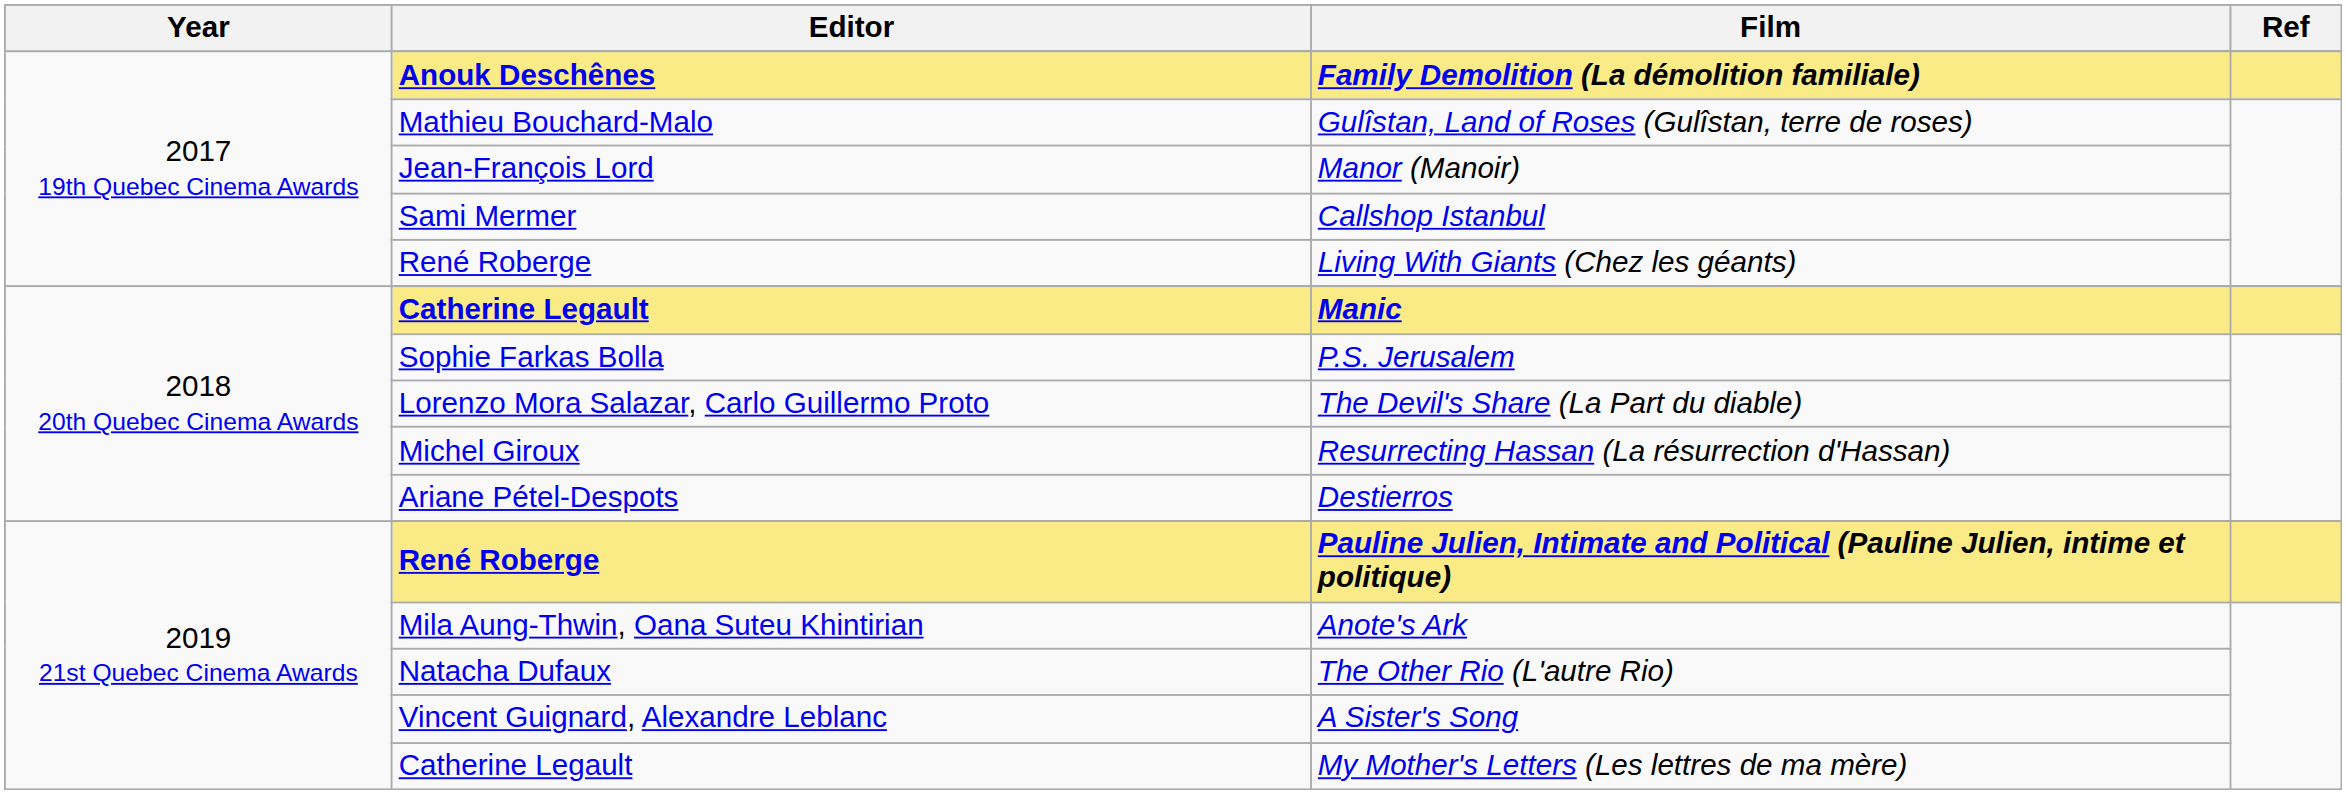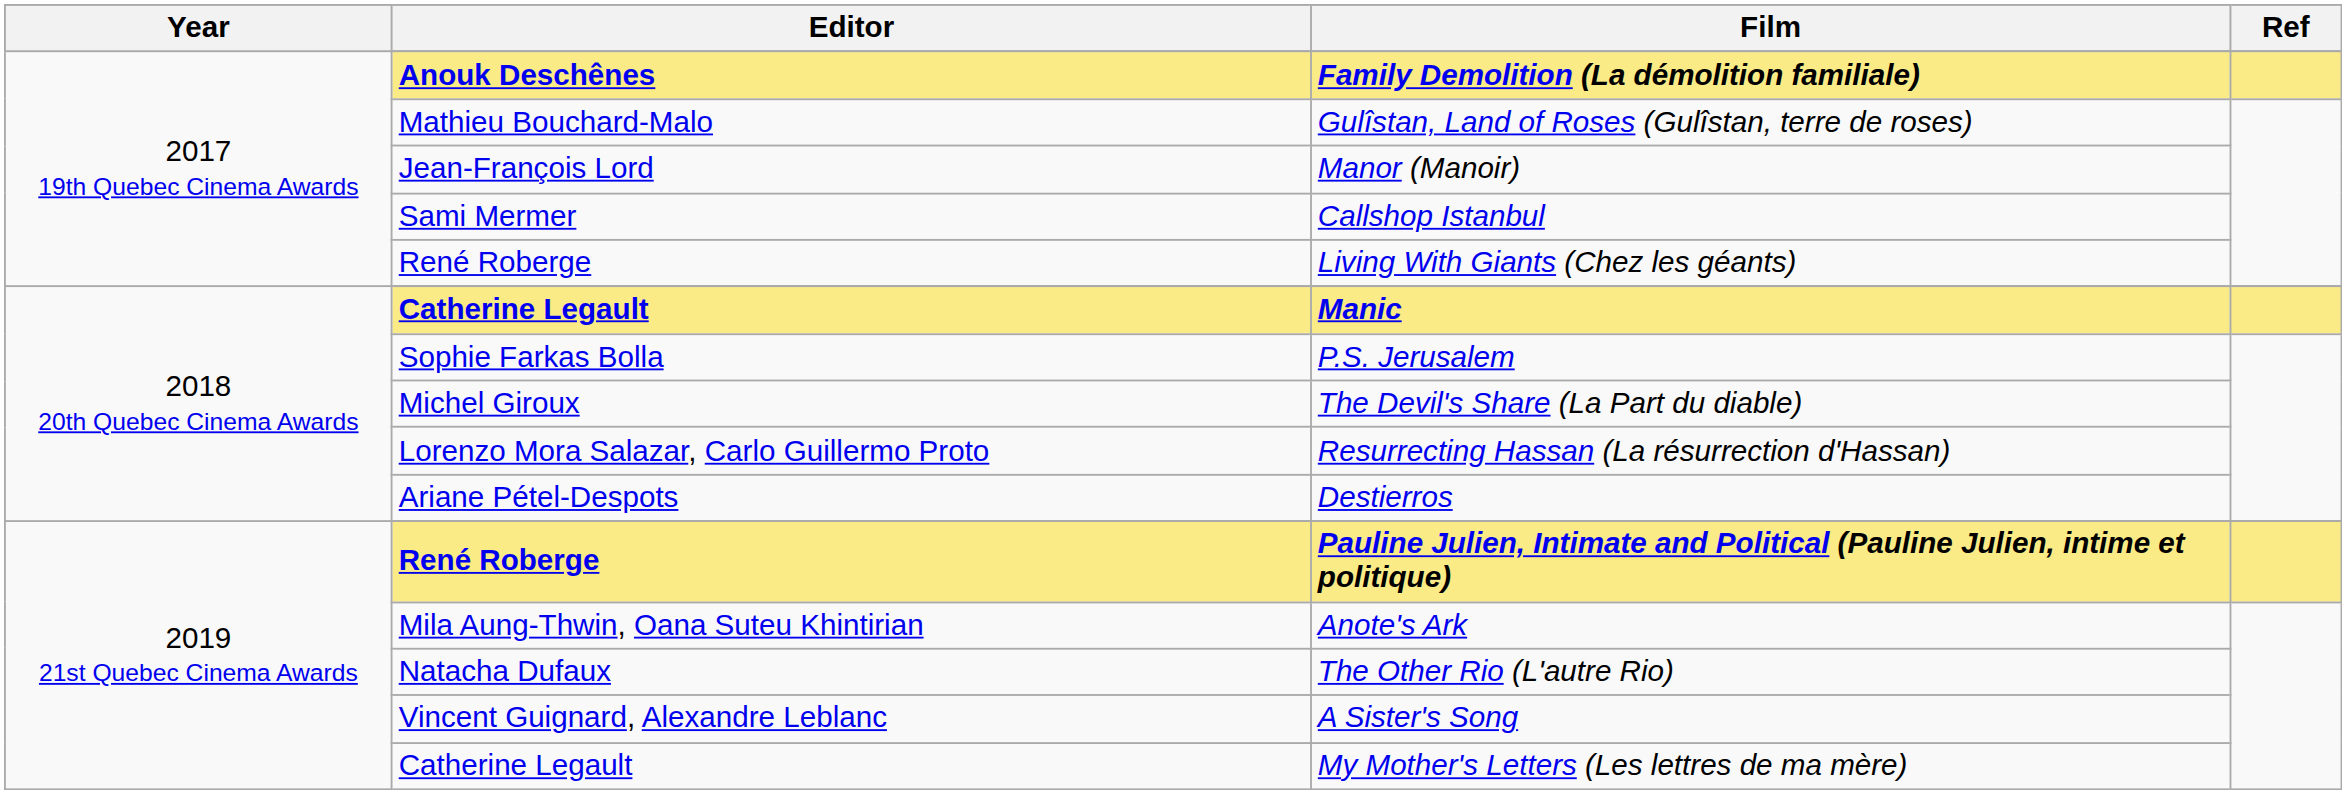(694, 403) Lorenzo Mora Salazar, Carlo Guillermo Proto -> (489, 403) Michel Giroux
(489, 450) Michel Giroux -> (694, 450) Lorenzo Mora Salazar, Carlo Guillermo Proto
